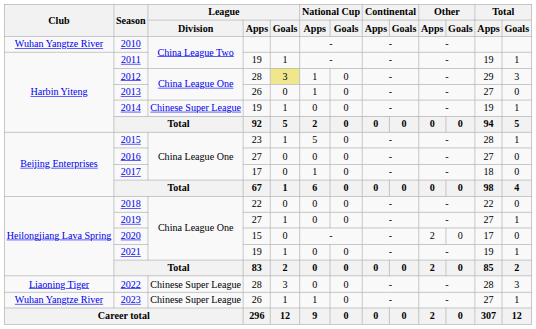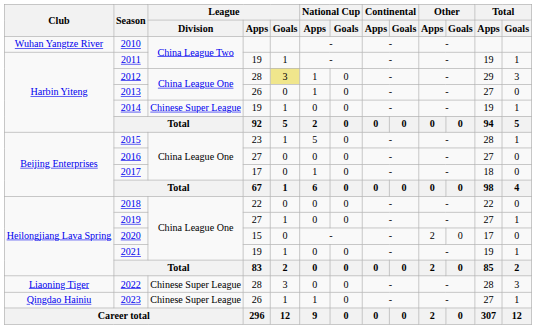(59, 300) Wuhan Yangtze River -> (59, 300) Qingdao Hainiu
